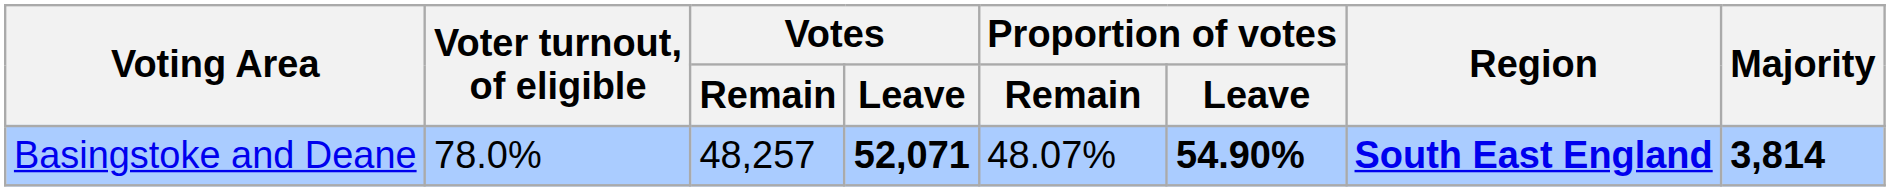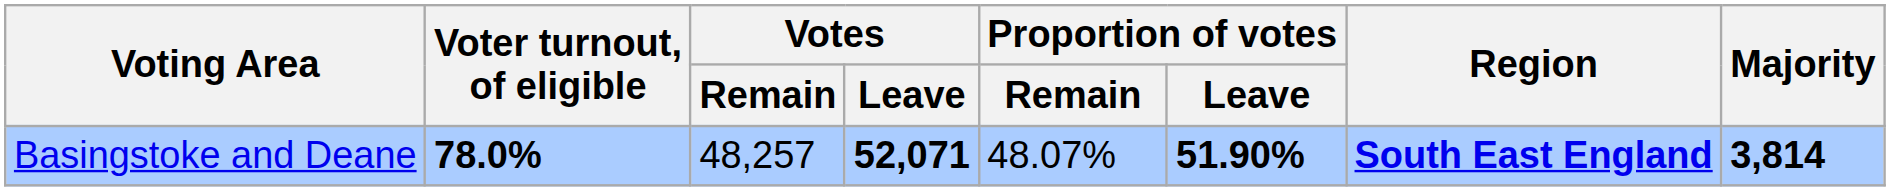(488, 154) normal -> (488, 154) bold
(1240, 154) 54.90% -> (1240, 154) 51.90%
